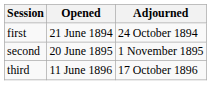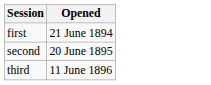- column: (161, 13)
